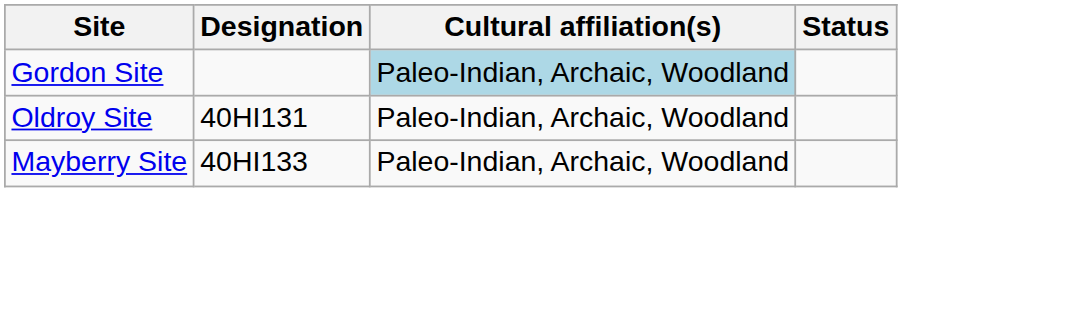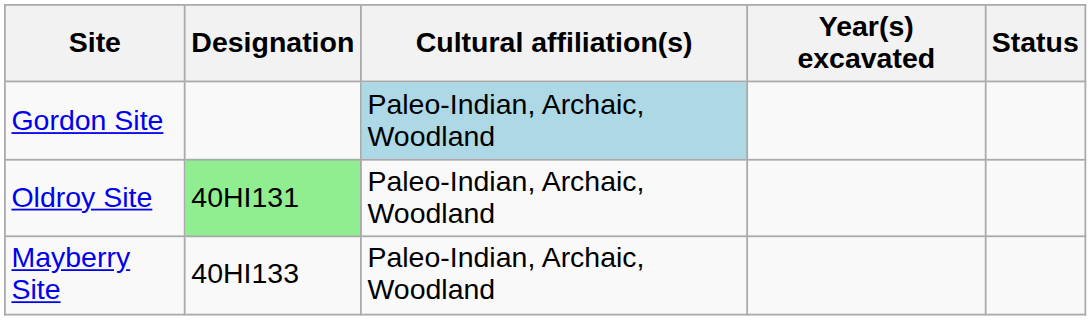+ column: (866, 43)
(254, 117) no background -> (245, 197) lightgreen background
